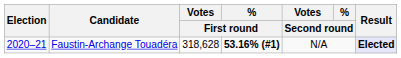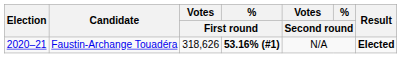(201, 45) 318,628 -> (201, 45) 318,626
(376, 45) lavender background -> (376, 45) no background
